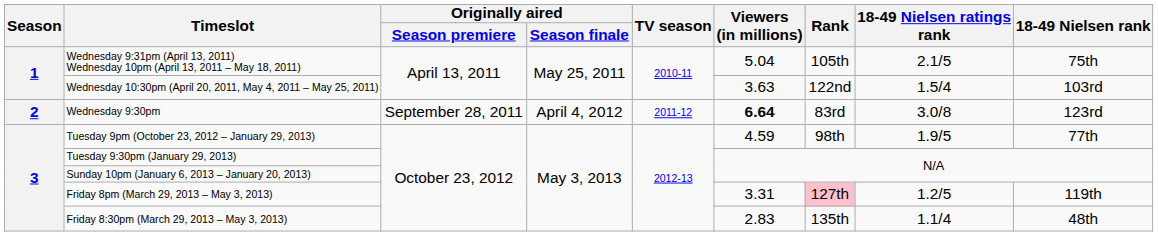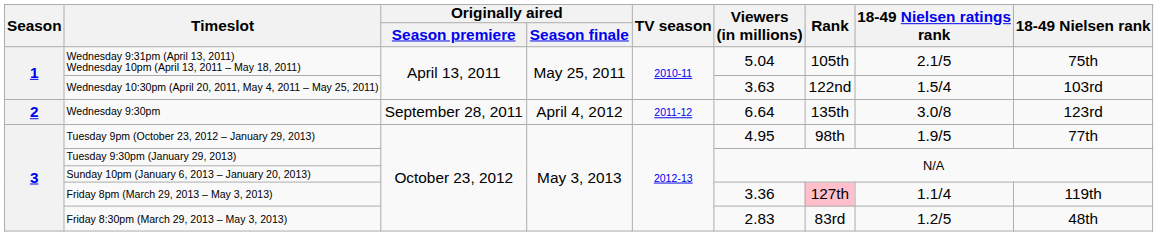(760, 112) bold -> (760, 112) normal
(830, 112) 83rd -> (830, 112) 135th
(760, 136) 4.59 -> (760, 136) 4.95
(760, 194) 3.31 -> (760, 194) 3.36
(934, 194) 1.2/5 -> (934, 194) 1.1/4
(830, 218) 135th -> (830, 218) 83rd
(934, 218) 1.1/4 -> (934, 218) 1.2/5
